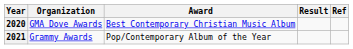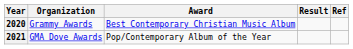(66, 24) GMA Dove Awards -> (61, 24) Grammy Awards
(61, 37) Grammy Awards -> (66, 37) GMA Dove Awards
